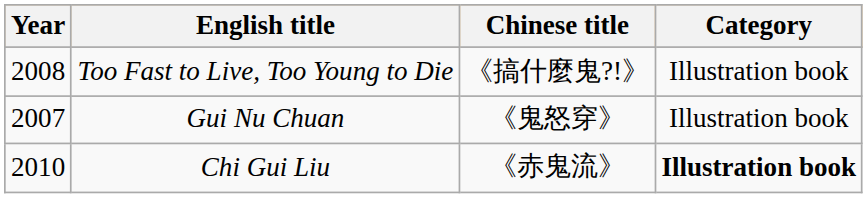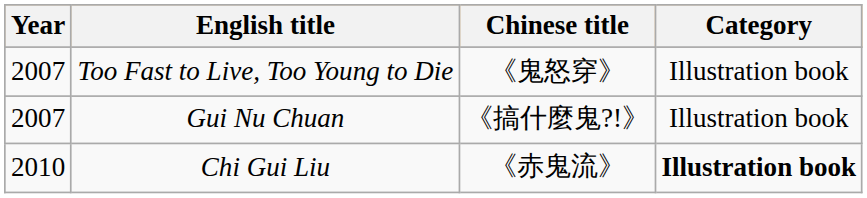(38, 71) 2008 -> (38, 71) 2007
(557, 70) 《搞什麼鬼?!》 -> (557, 70) 《鬼怒穿》
(557, 118) 《鬼怒穿》 -> (557, 118) 《搞什麼鬼?!》
